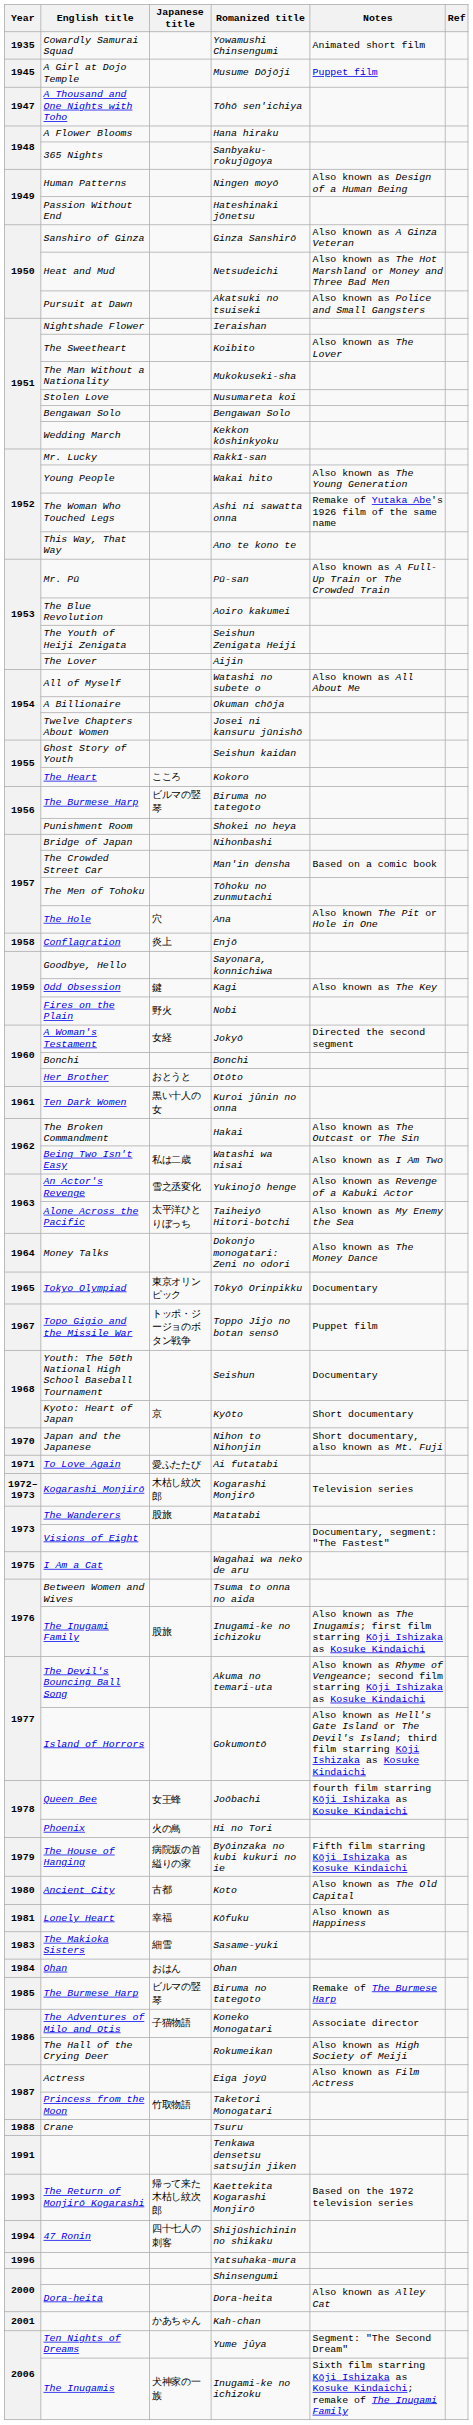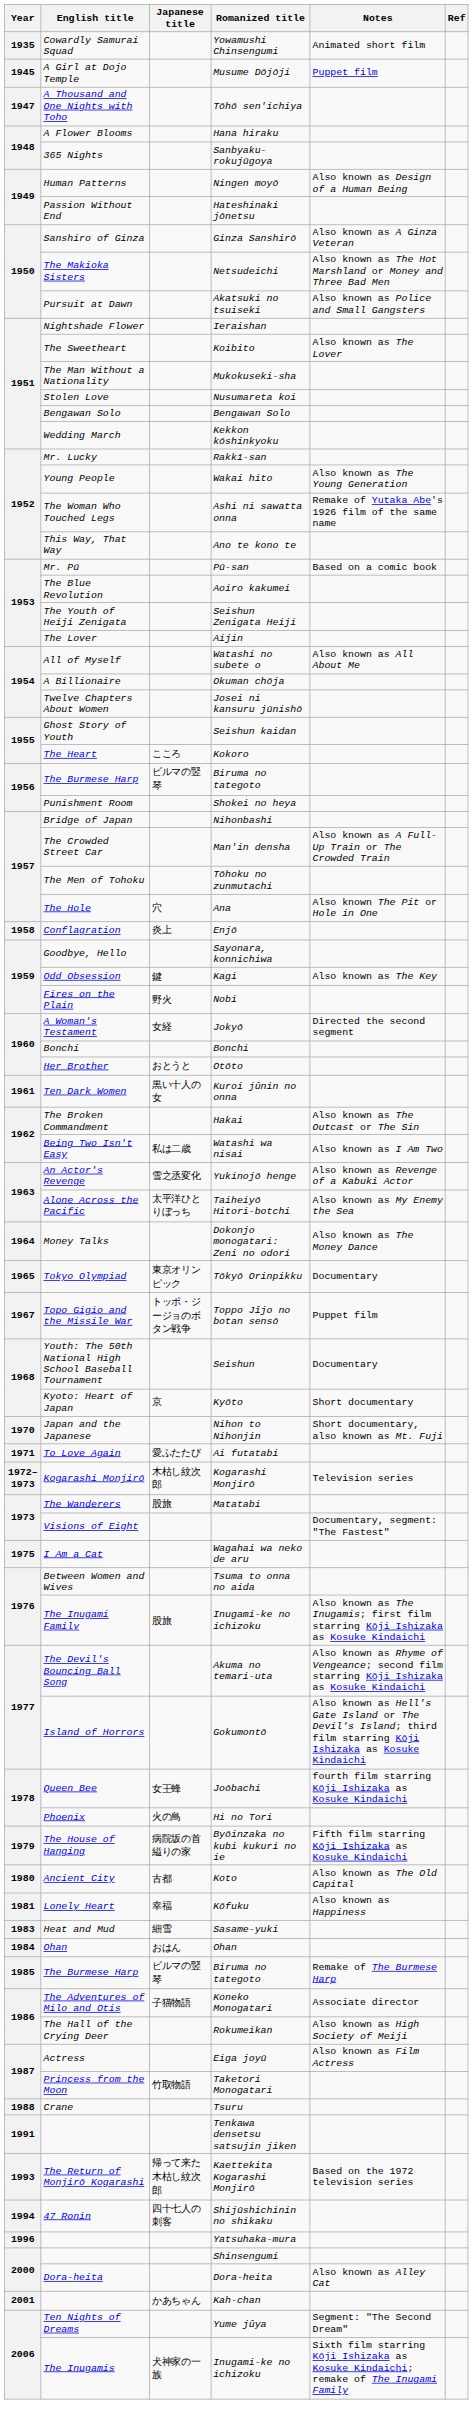(79, 271) Heat and Mud -> (76, 271) The Makioka Sisters
(375, 579) Also known as A Full-Up Train or The Crowded Train -> (375, 567) Based on a comic book
(375, 864) Based on a comic book -> (375, 847) Also known as A Full-Up Train or The Crowded Train
(76, 1945) The Makioka Sisters -> (79, 1929) Heat and Mud
